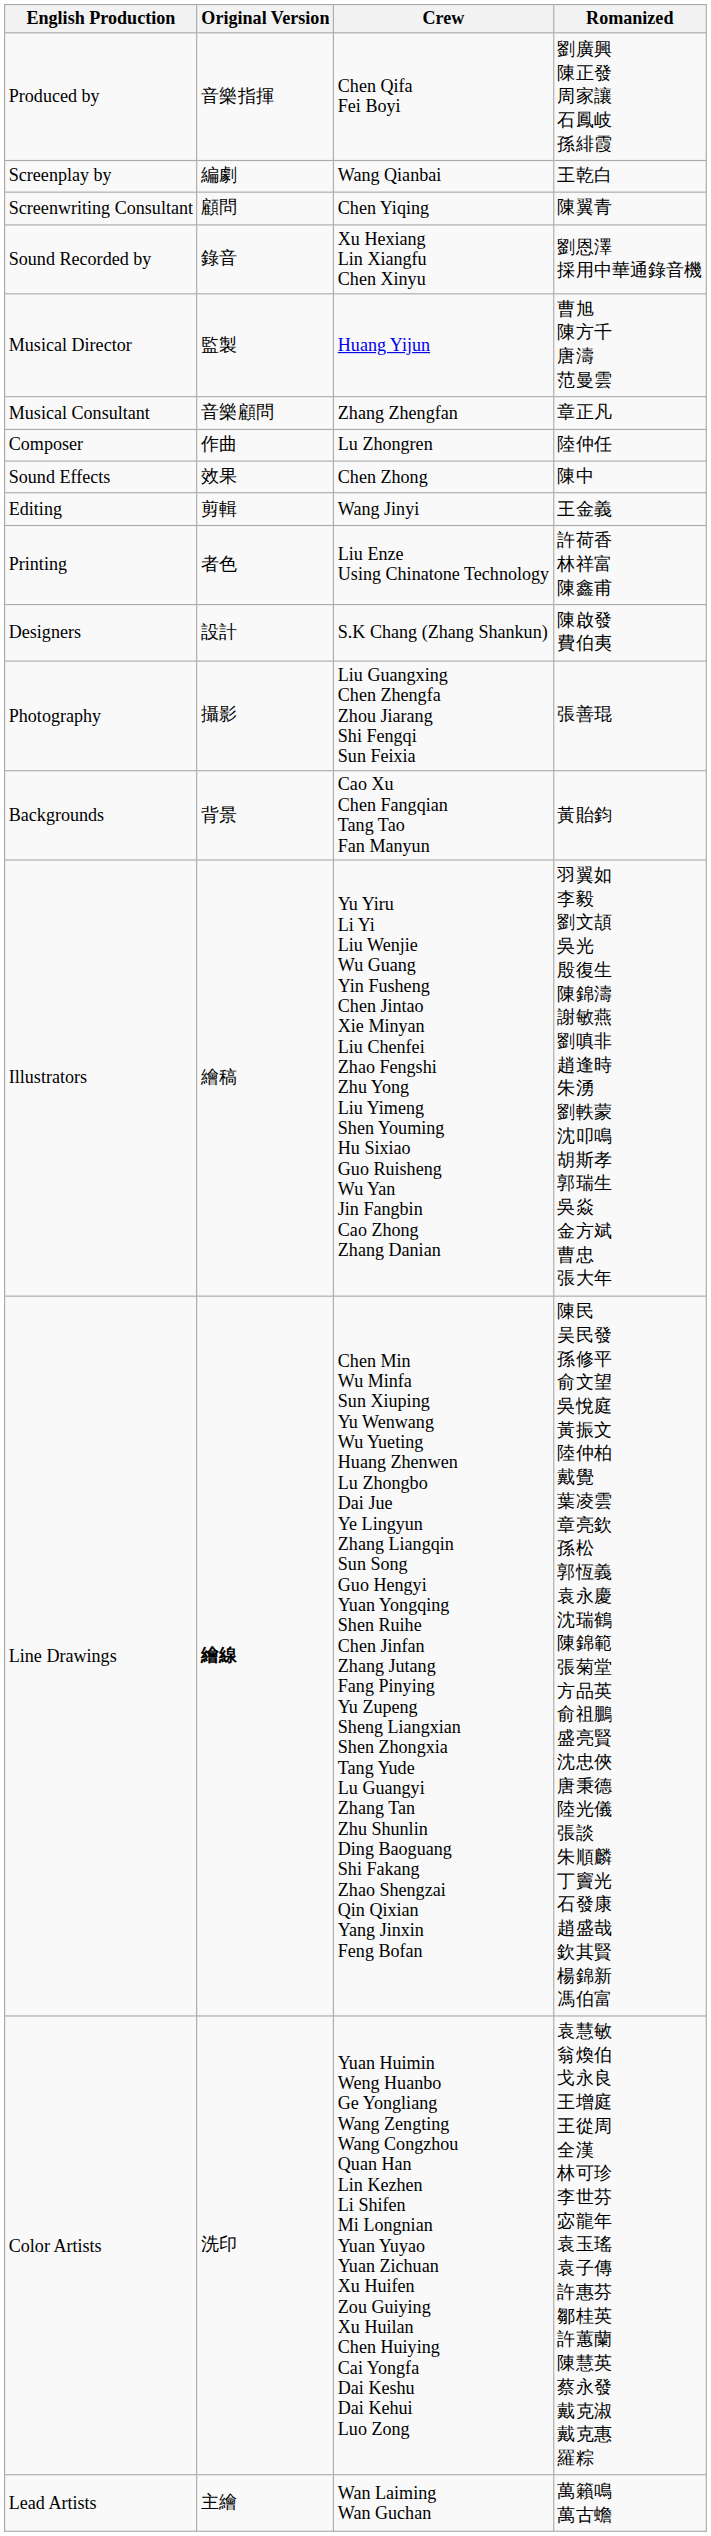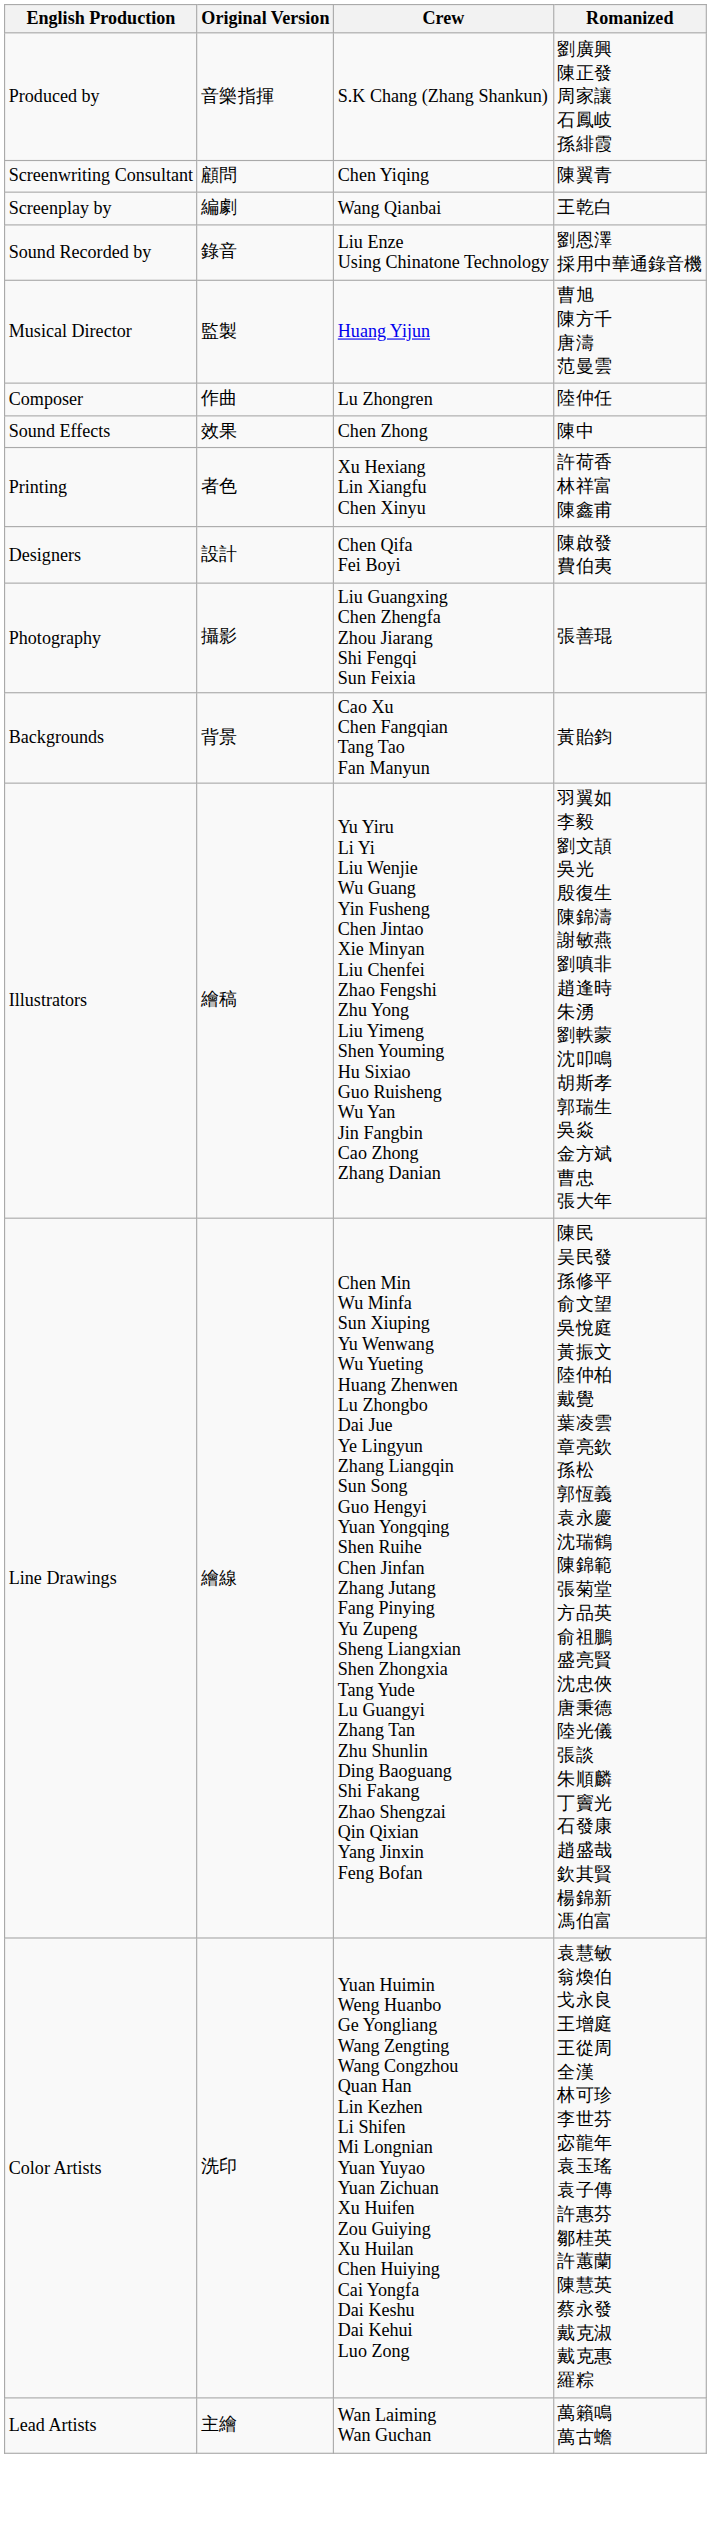(375, 96) Chen Qifa Fei Boyi -> (443, 96) S.K Chang (Zhang Shankun)
rows swapped: (60, 176) <-> (101, 208)
(382, 258) Xu Hexiang Lin Xiangfu Chen Xinyu -> (443, 252) Liu Enze Using Chinatone Technology
- row: (79, 412)
- row: (35, 509)
(443, 564) Liu Enze Using Chinatone Technology -> (382, 487) Xu Hexiang Lin Xiangfu Chen Xinyu
(443, 632) S.K Chang (Zhang Shankun) -> (375, 554) Chen Qifa Fei Boyi
(219, 1655) bold -> (219, 1577) normal
